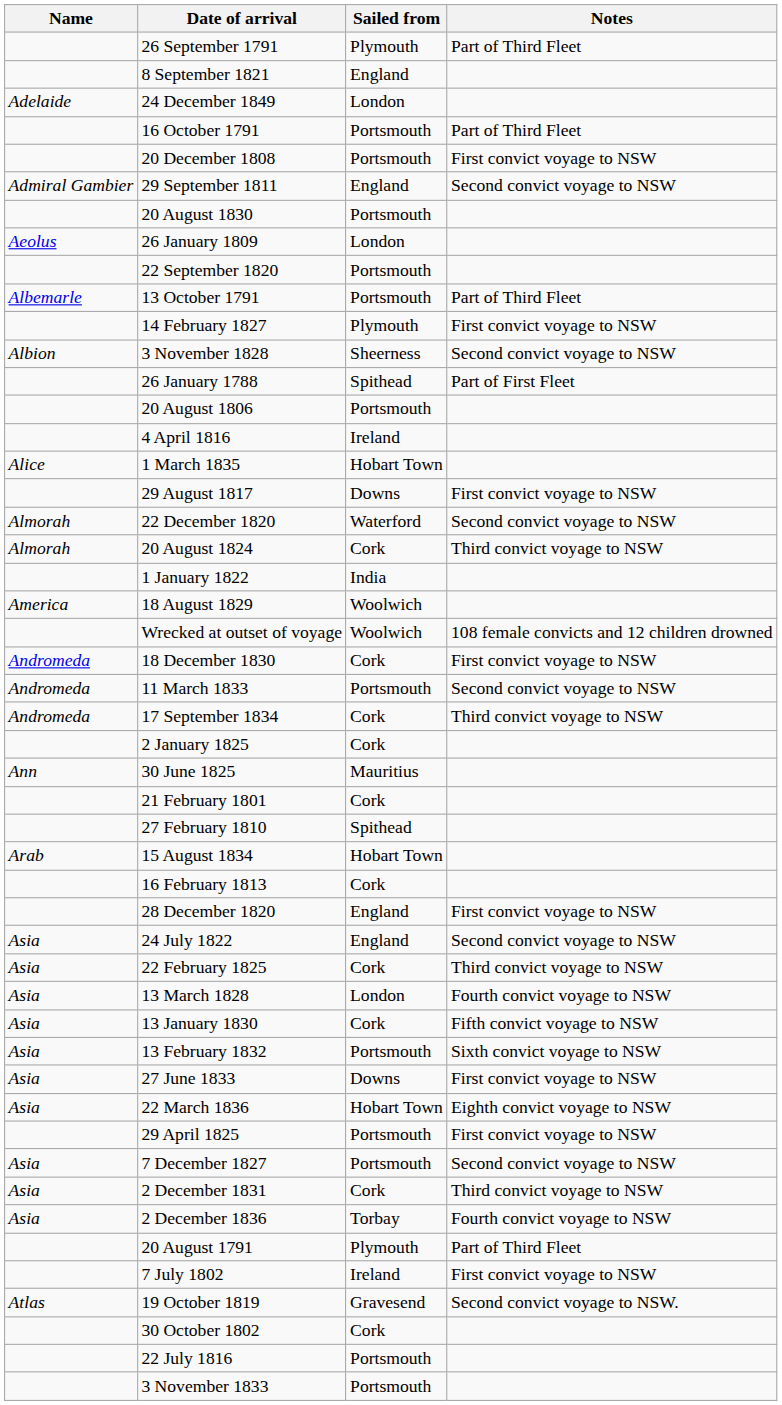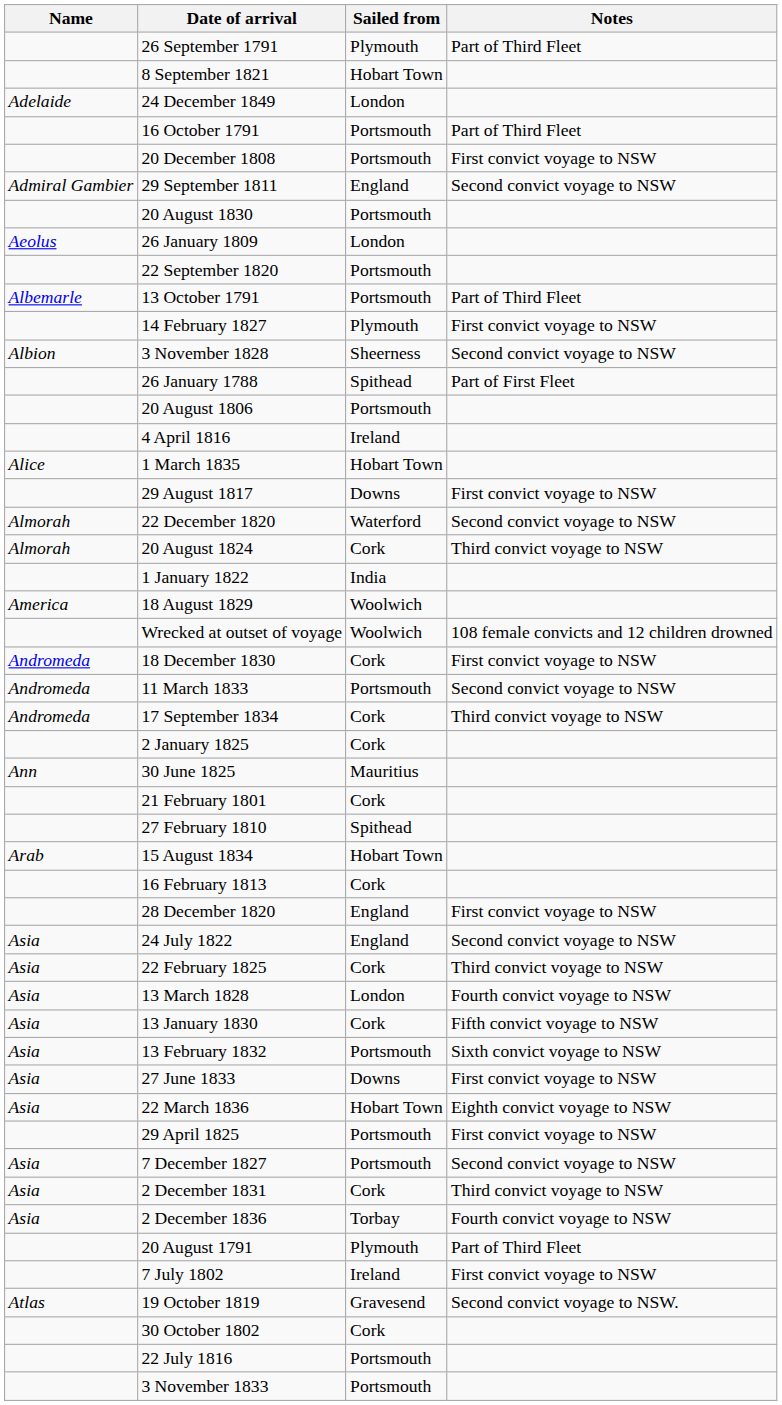(379, 74) England -> (397, 74) Hobart Town
